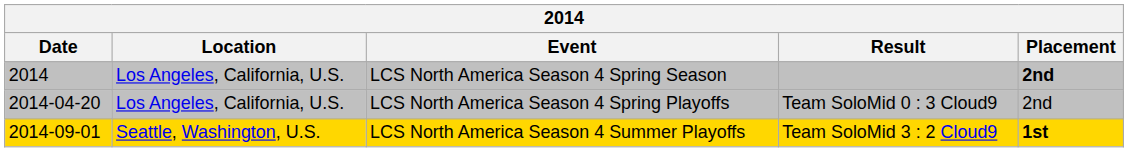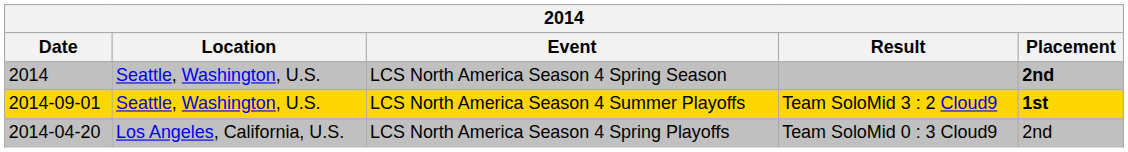(230, 75) Los Angeles, California, U.S. -> (218, 75) Seattle, Washington, U.S.
rows swapped: (550, 103) <-> (558, 132)
